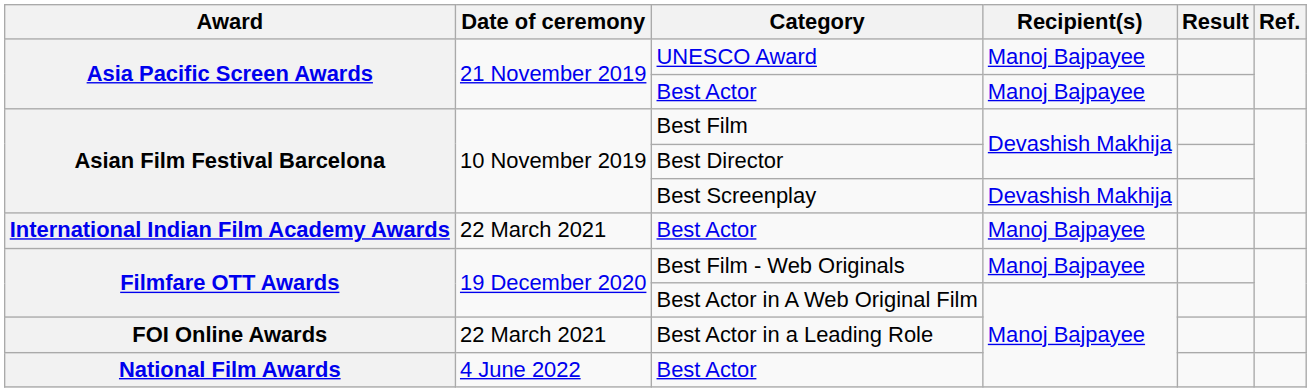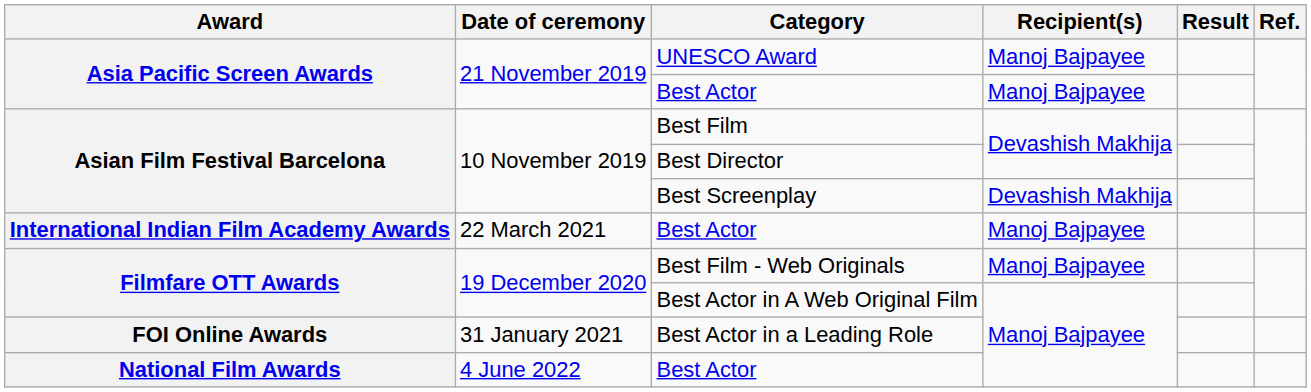(533, 334) 22 March 2021 -> (542, 334) 31 January 2021
